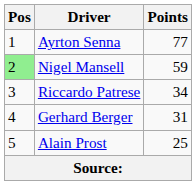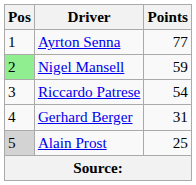(180, 92) 34 -> (180, 92) 54
(12, 142) no background -> (12, 142) lightgrey background
